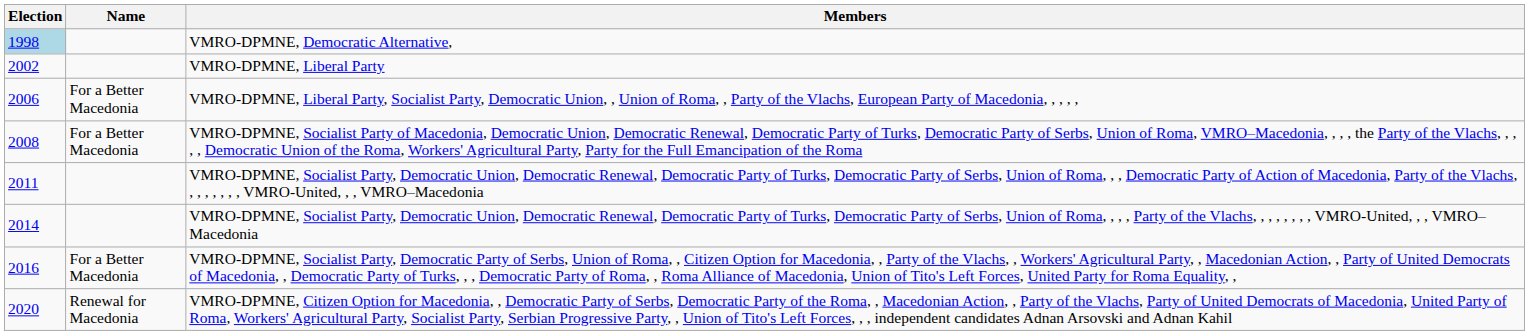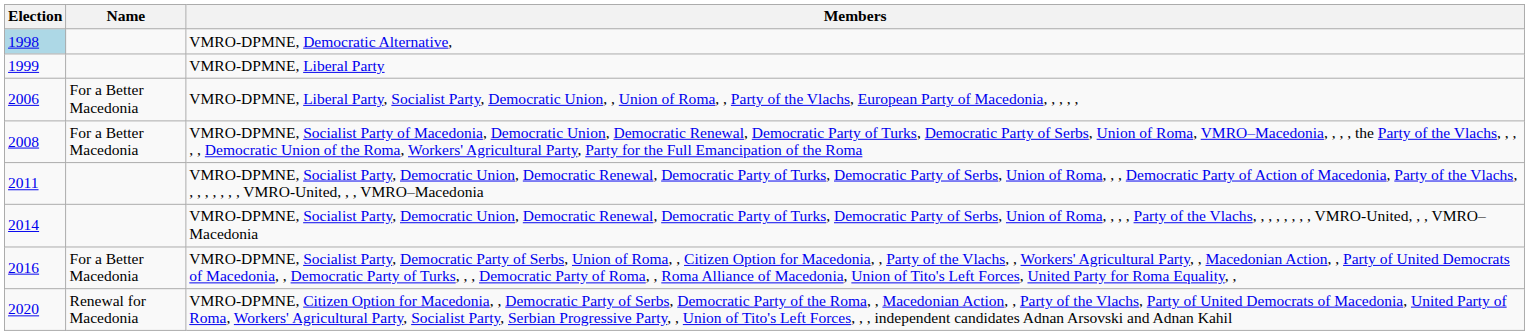(24, 66) 2002 -> (24, 66) 1999
